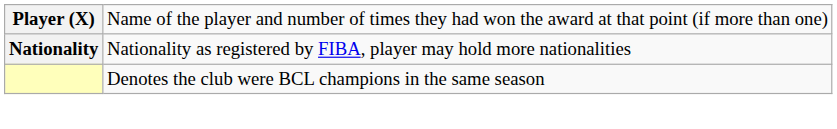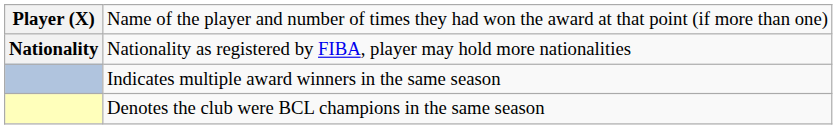+ row: (304, 78)
